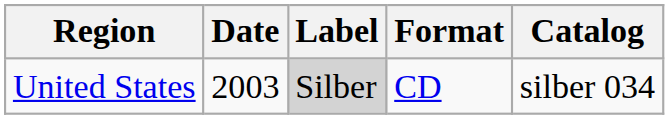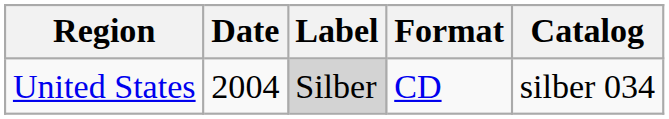(245, 85) 2003 -> (245, 85) 2004
